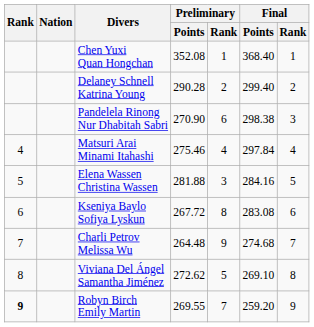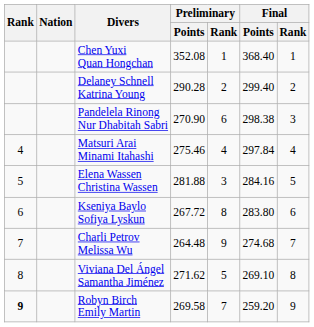(258, 212) 283.08 -> (258, 212) 283.80
(189, 275) 272.62 -> (189, 275) 271.62
(189, 306) 269.55 -> (189, 306) 269.58
